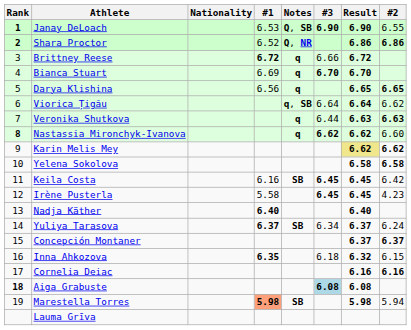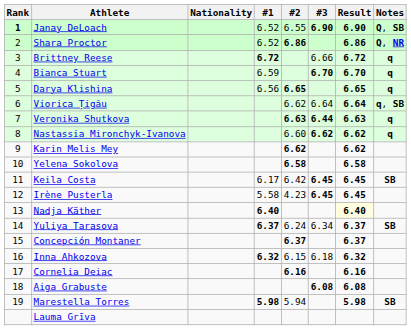columns swapped: (393, 12) <-> (298, 12)
(268, 27) 6.53 -> (268, 27) 6.52
(18, 42) bold -> (18, 42) normal
(268, 73) 6.69 -> (268, 73) 6.59
(328, 119) normal -> (322, 119) bold
(18, 134) bold -> (18, 134) normal
(360, 149) khaki background -> (355, 149) no background
(268, 180) 6.16 -> (268, 180) 6.17
(360, 210) no background -> (355, 210) lightyellow background
(268, 256) 6.35 -> (268, 256) 6.32
(18, 287) bold -> (18, 287) normal
(328, 287) lightblue background -> (322, 287) no background
(268, 302) lightsalmon background -> (268, 302) no background
